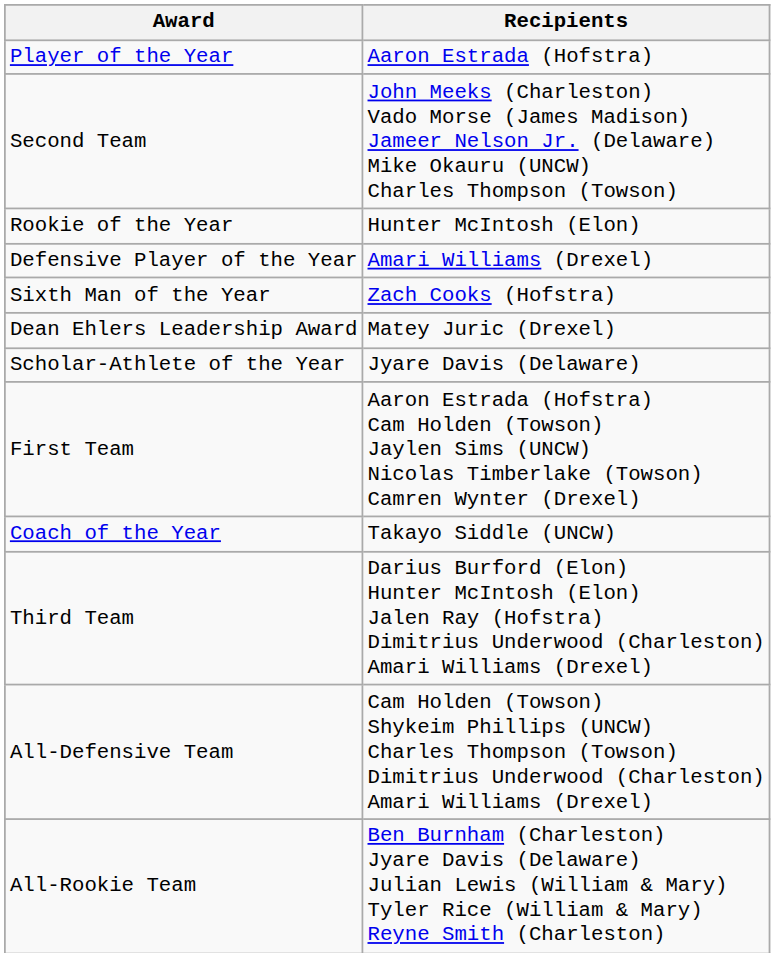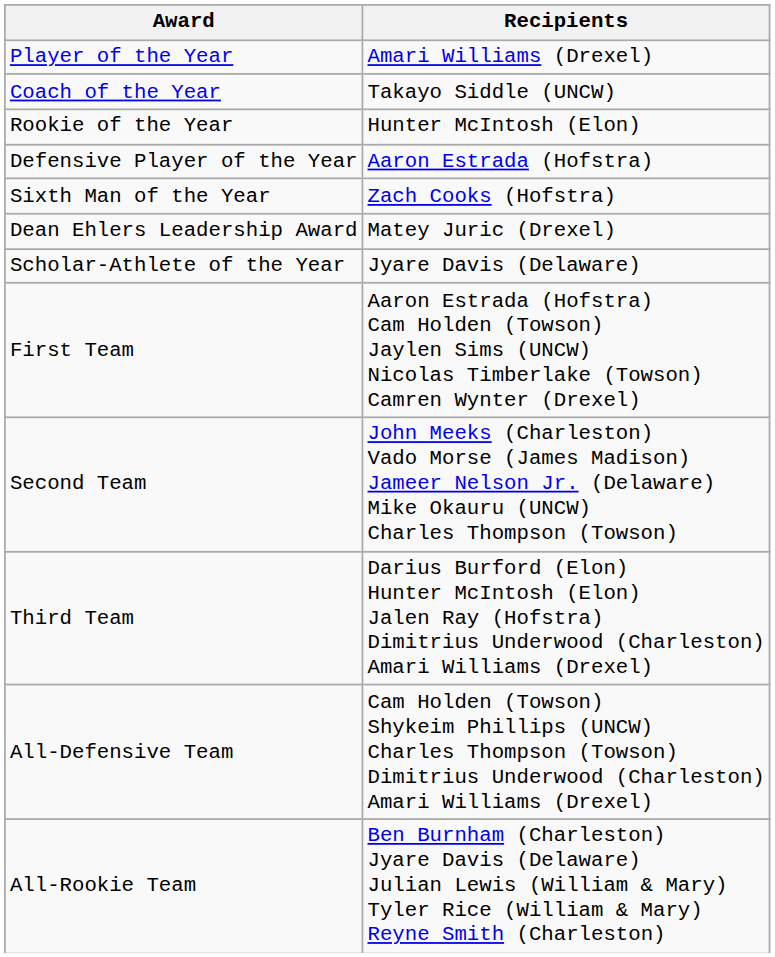(510, 57) Aaron Estrada (Hofstra) -> (510, 57) Amari Williams (Drexel)
rows swapped: (115, 533) <-> (78, 141)
(510, 260) Amari Williams (Drexel) -> (510, 161) Aaron Estrada (Hofstra)
